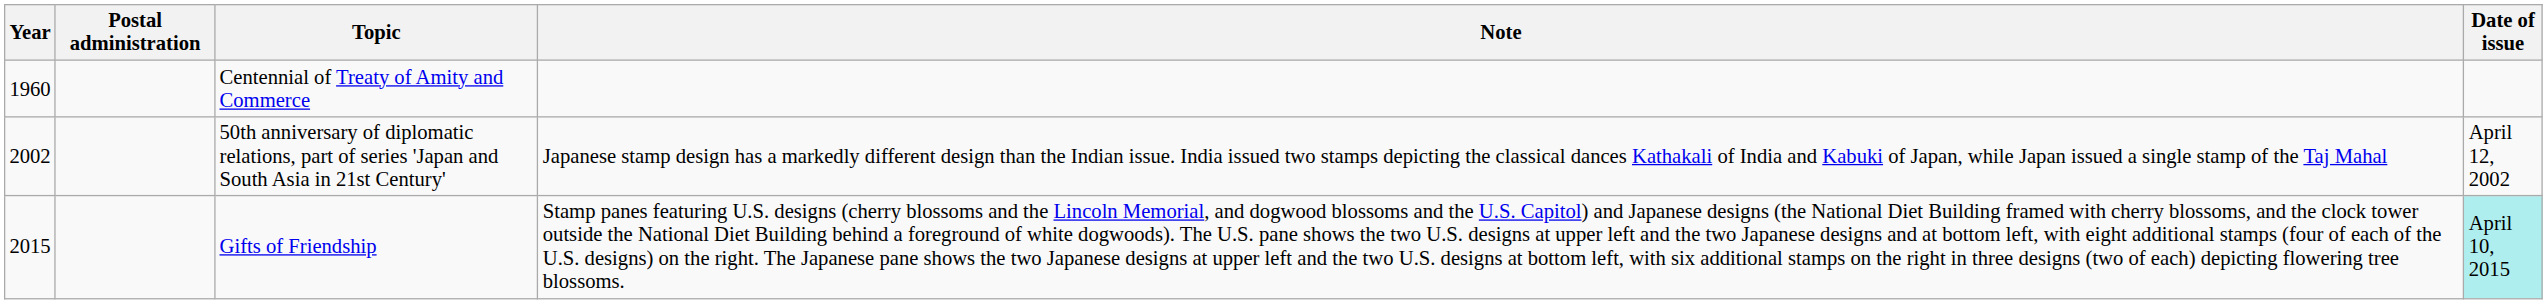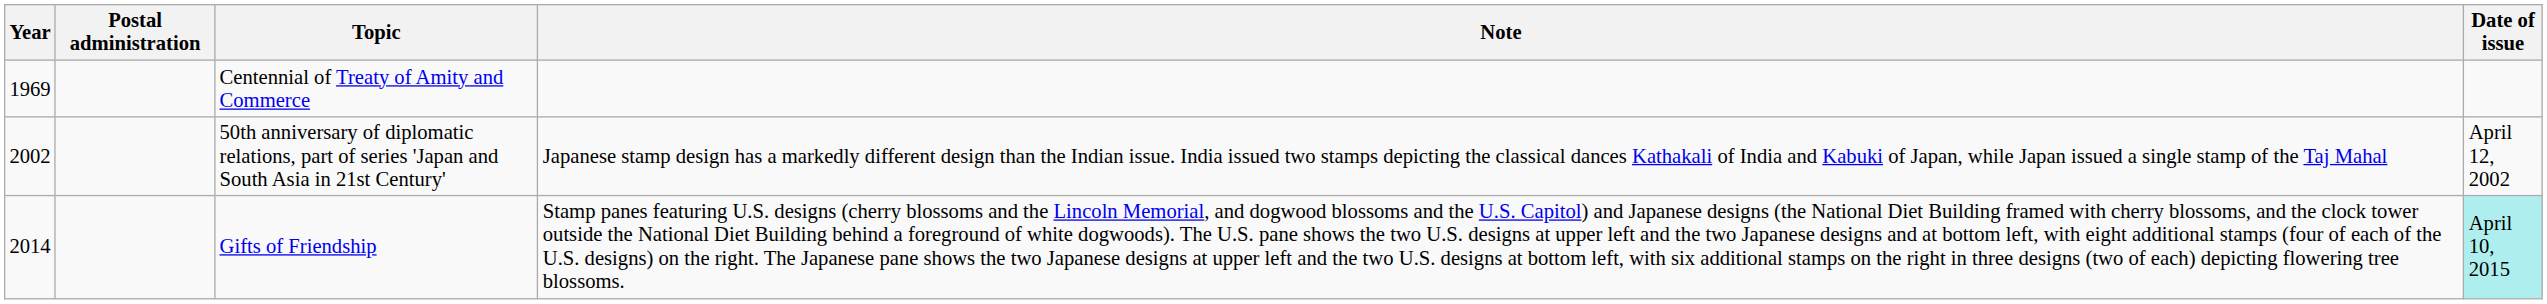(30, 88) 1960 -> (30, 88) 1969
(30, 246) 2015 -> (30, 246) 2014
